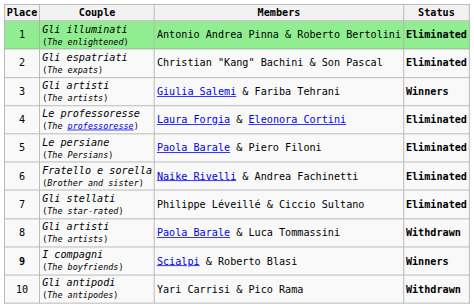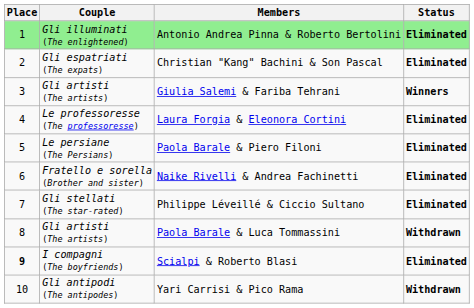(427, 261) Winners -> (436, 261) Eliminated
